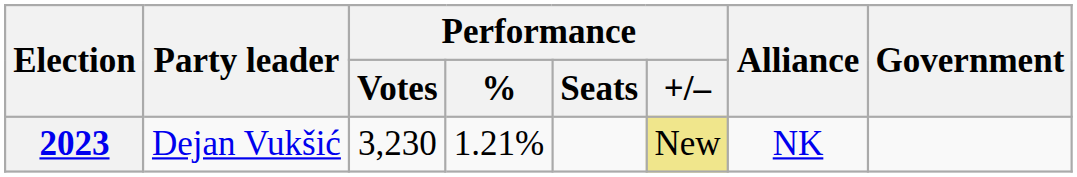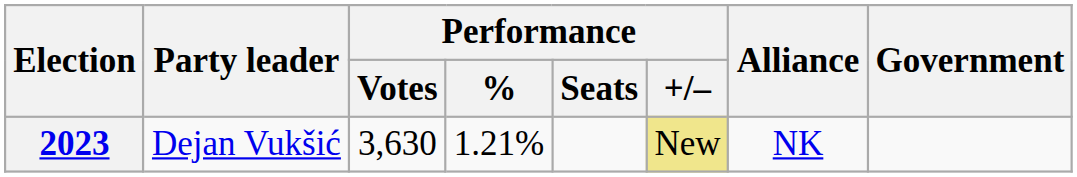(397, 143) 3,230 -> (397, 143) 3,630
